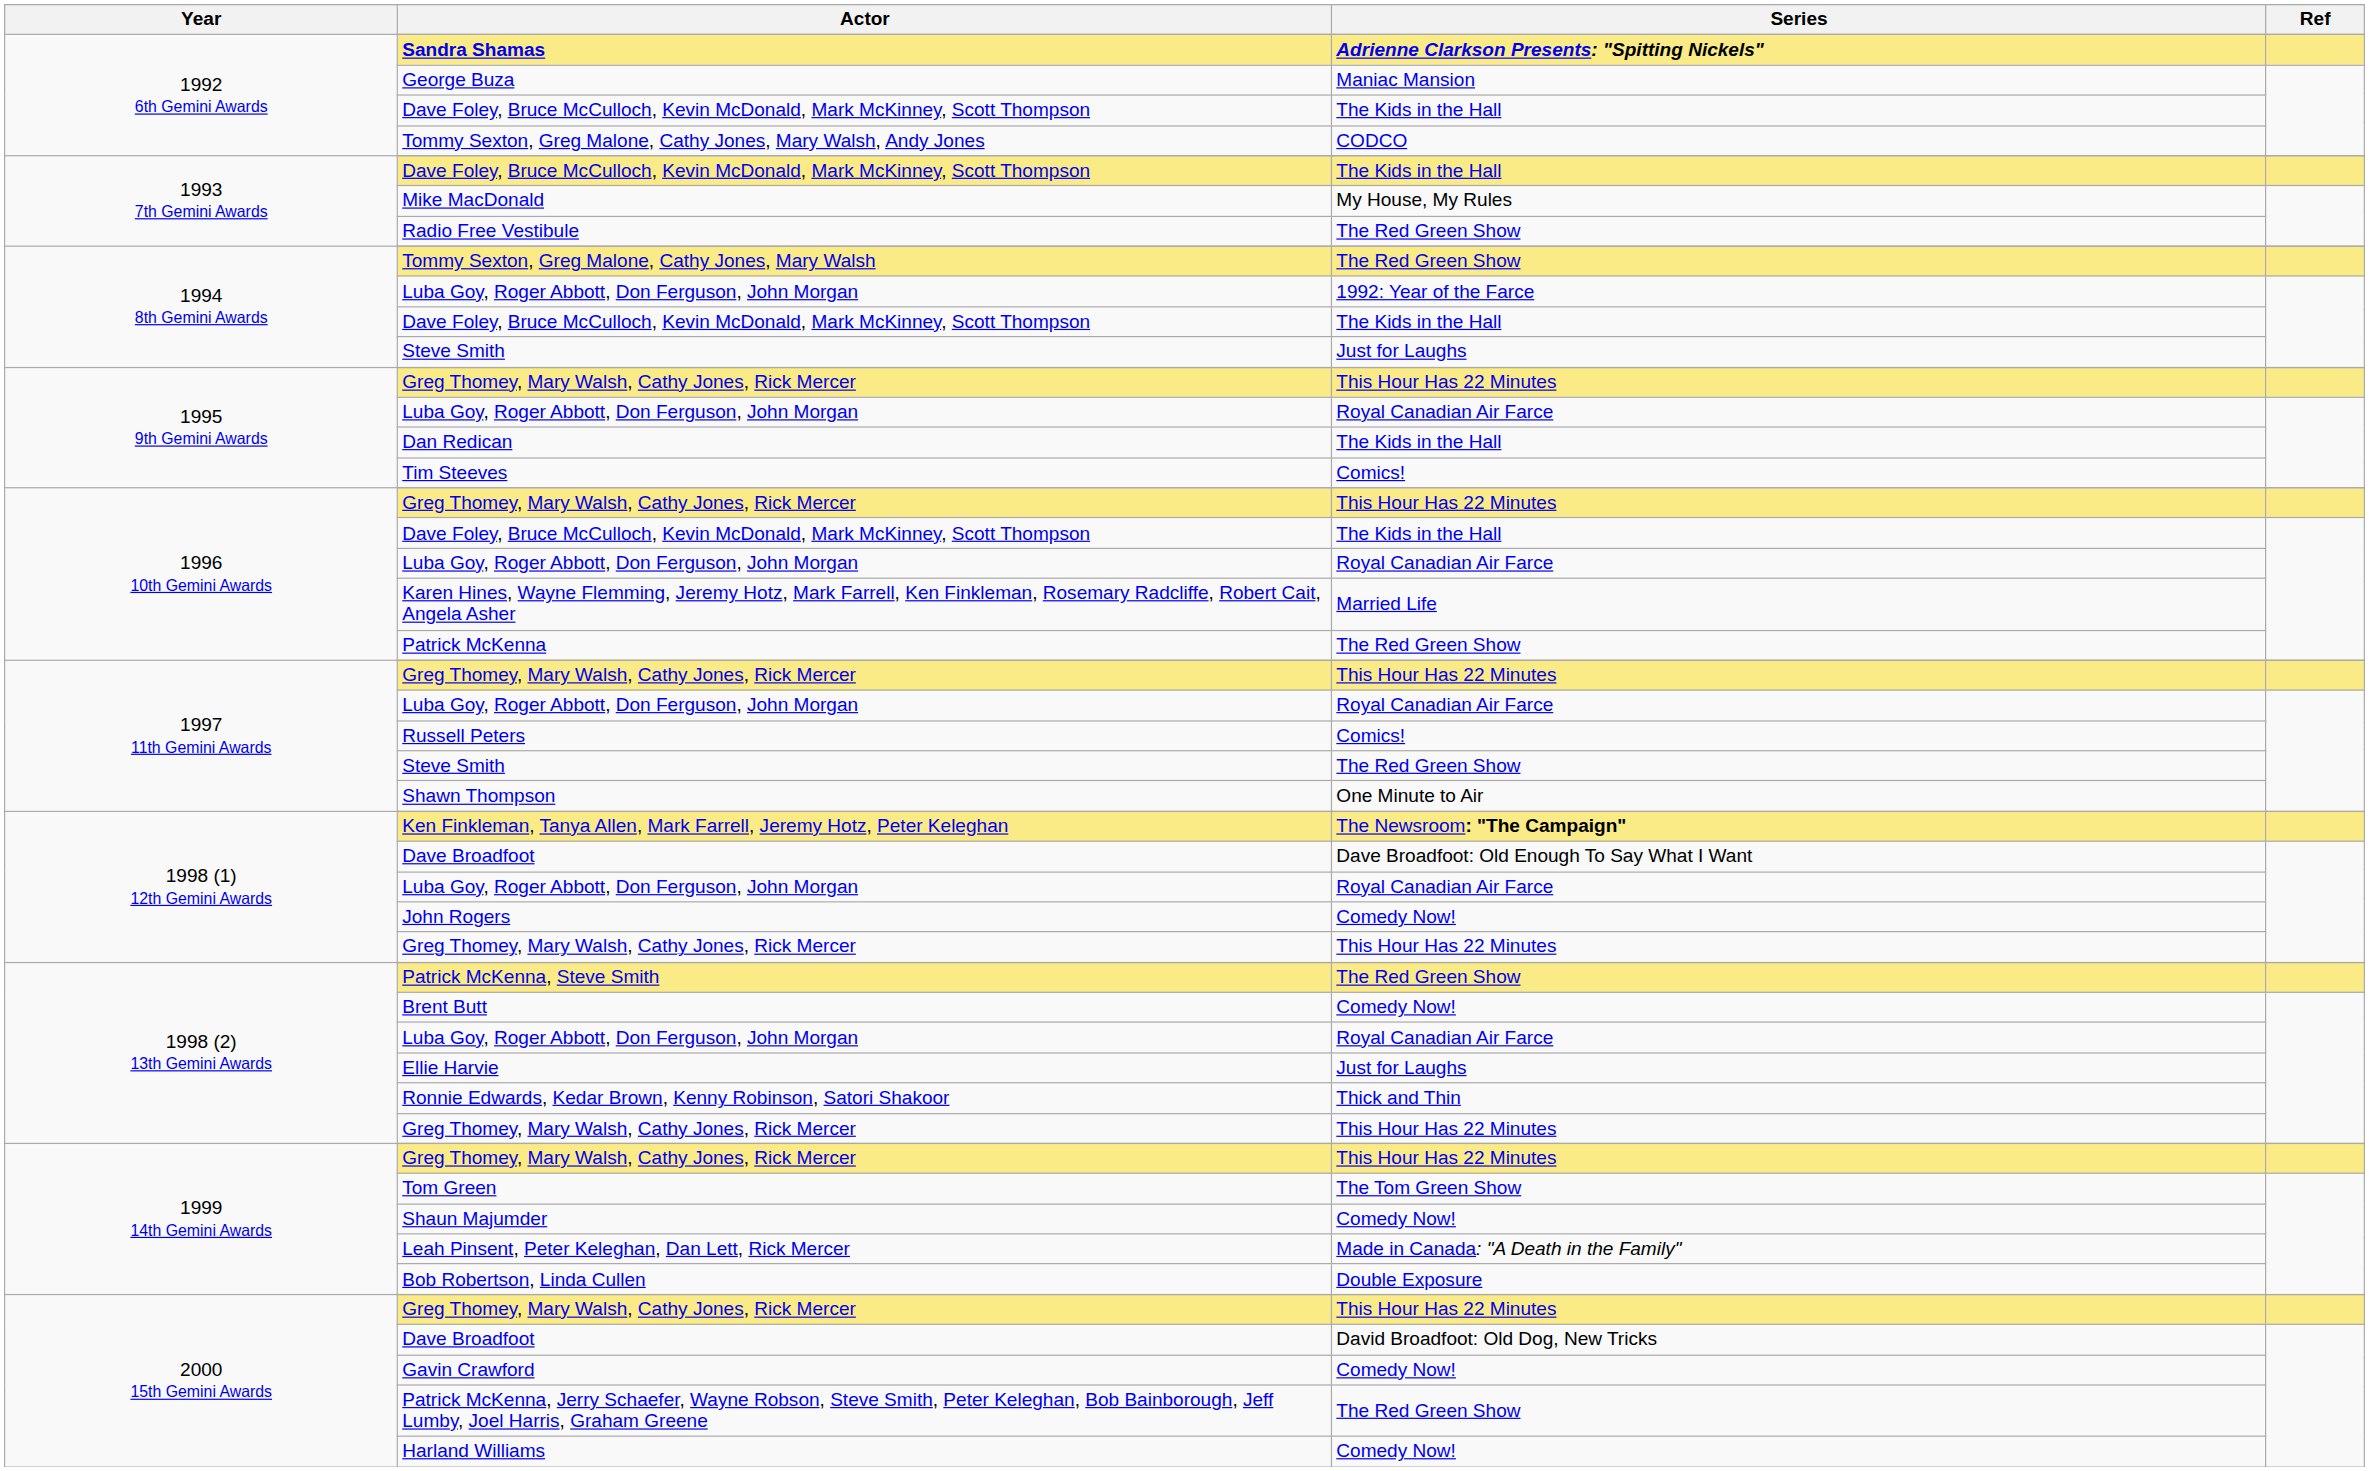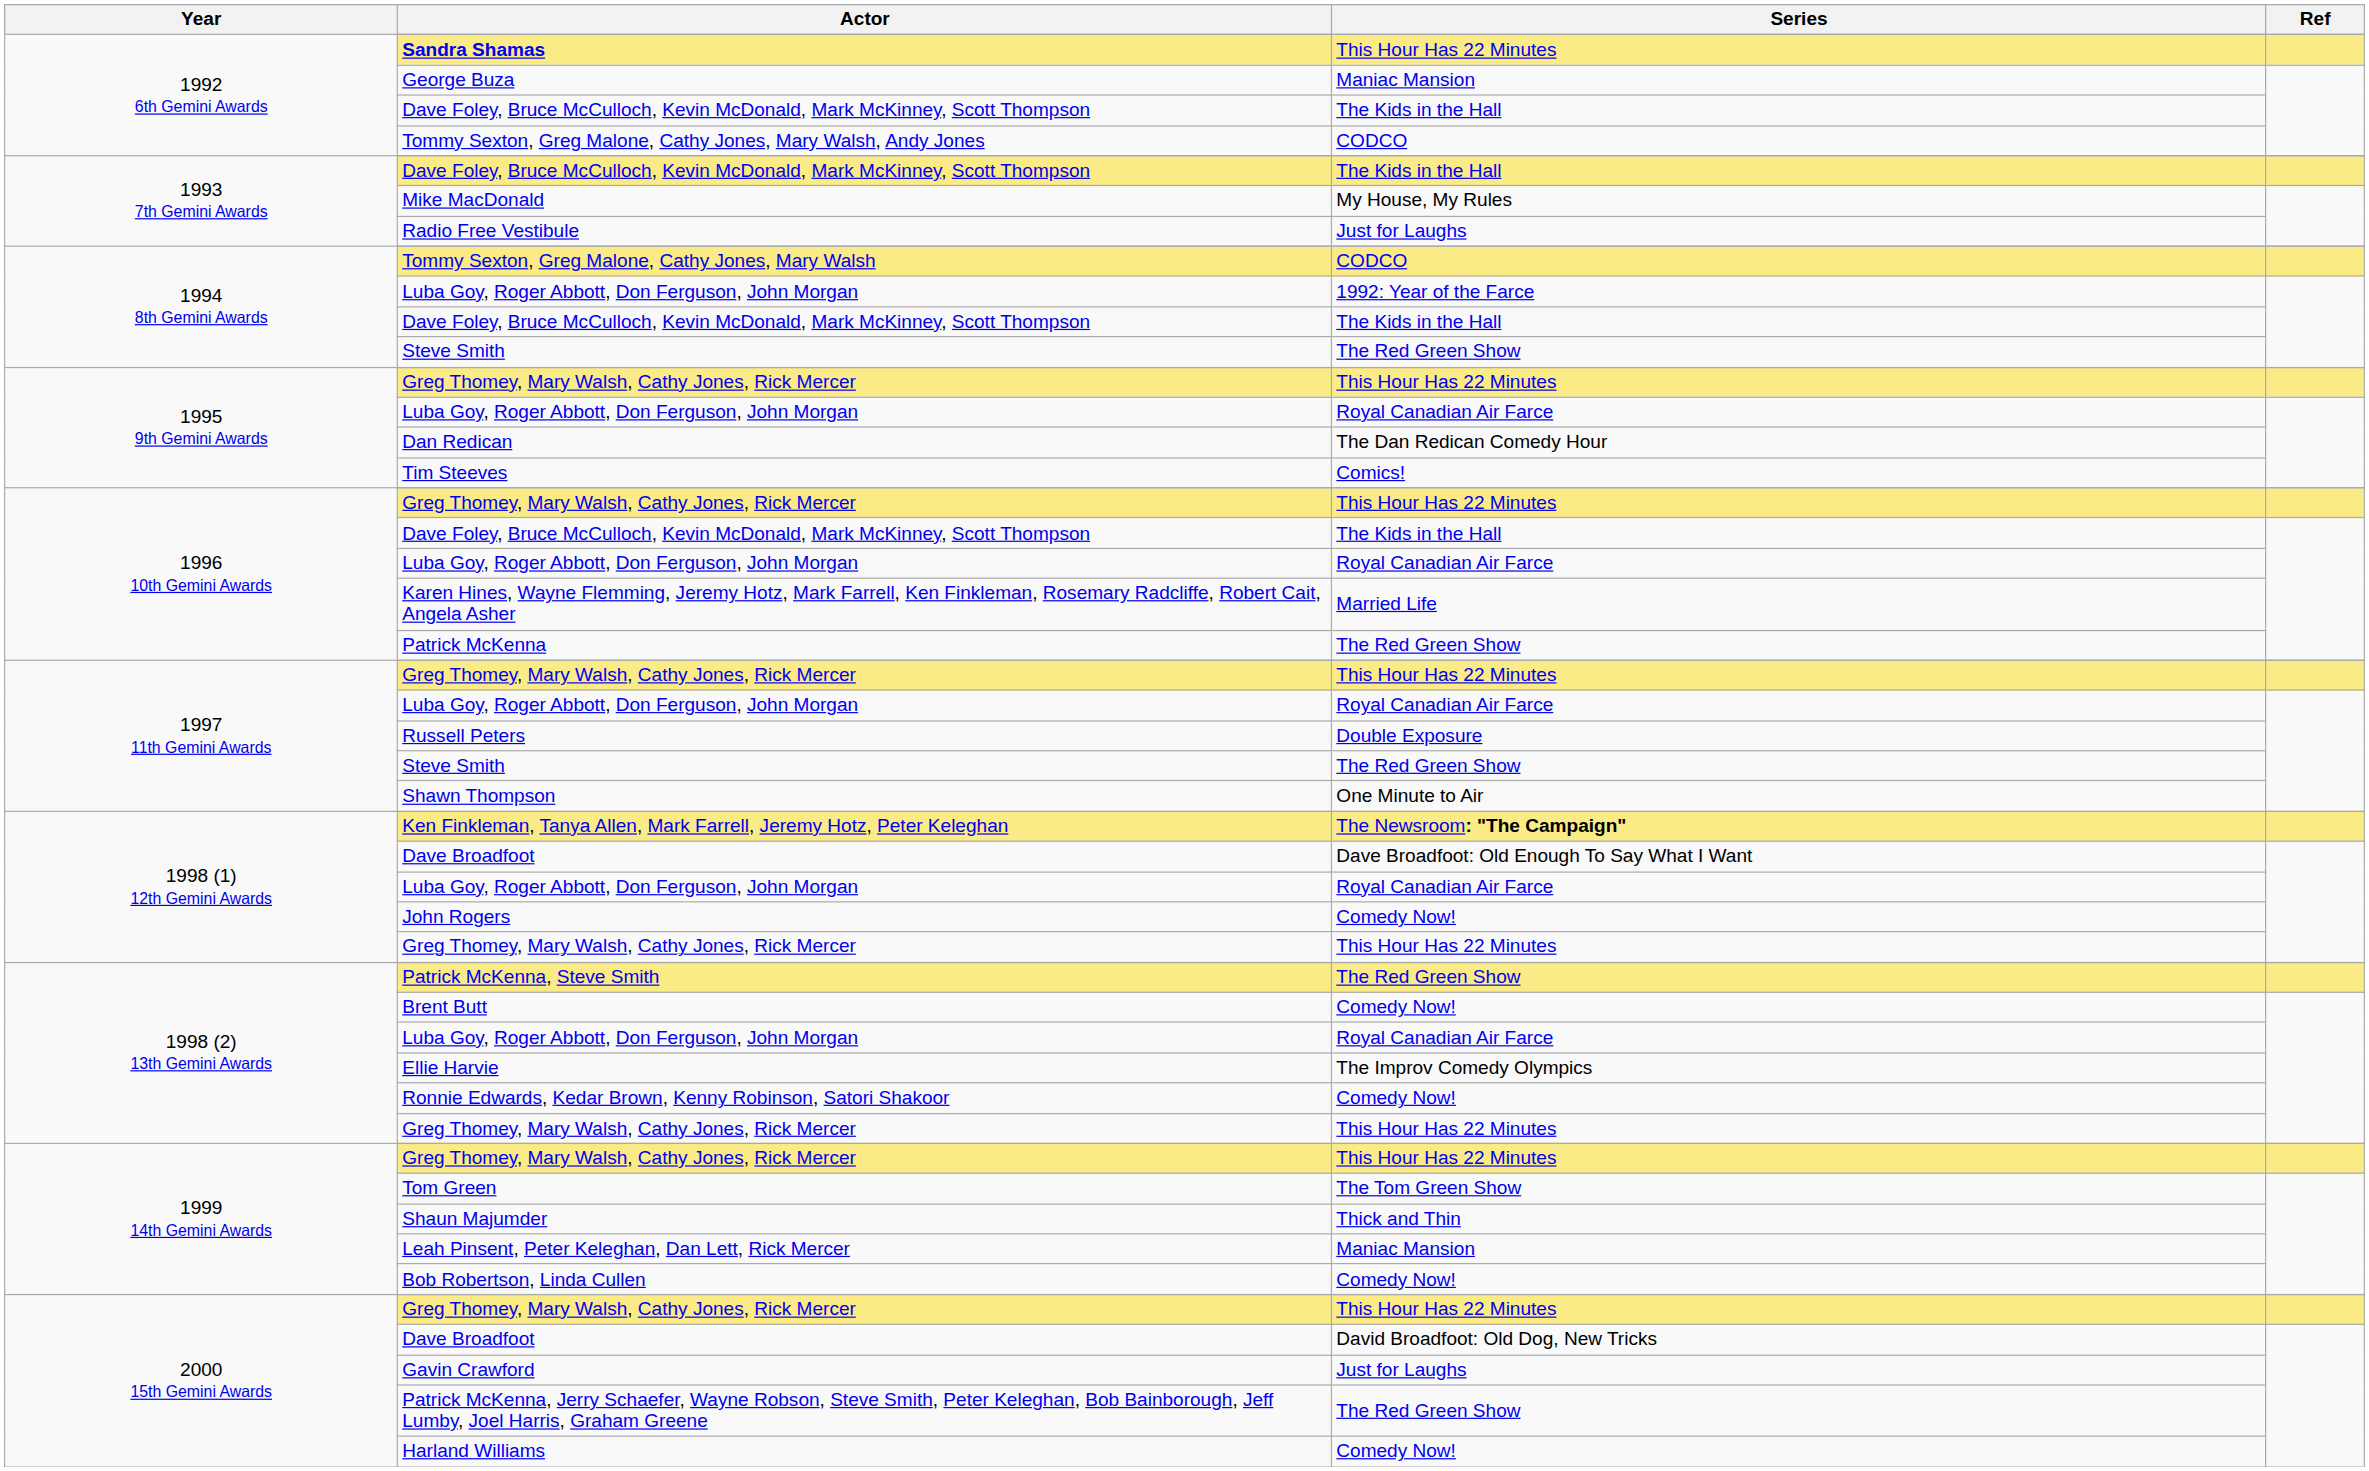(1550, 49) Adrienne Clarkson Presents: "Spitting Nickels" -> (1446, 49) This Hour Has 22 Minutes
(1428, 230) The Red Green Show -> (1401, 230) Just for Laughs
(1428, 261) The Red Green Show -> (1372, 261) CODCO
(1401, 351) Just for Laughs -> (1428, 351) The Red Green Show
(1419, 442) The Kids in the Hall -> (1472, 442) The Dan Redican Comedy Hour
(1371, 735) Comics! -> (1409, 735) Double Exposure
(1401, 1067) Just for Laughs -> (1464, 1067) The Improv Comedy Olympics
(1399, 1097) Thick and Thin -> (1396, 1097) Comedy Now!
(1396, 1218) Comedy Now! -> (1399, 1218) Thick and Thin
(1509, 1248) Made in Canada: "A Death in the Family" -> (1406, 1248) Maniac Mansion
(1409, 1279) Double Exposure -> (1396, 1279) Comedy Now!
(1396, 1369) Comedy Now! -> (1401, 1369) Just for Laughs
